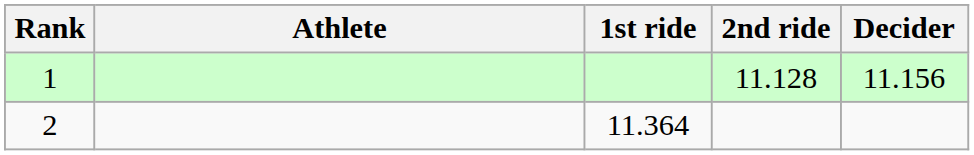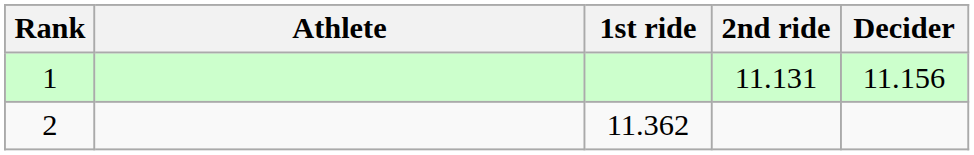(776, 76) 11.128 -> (776, 76) 11.131
(648, 125) 11.364 -> (648, 125) 11.362
